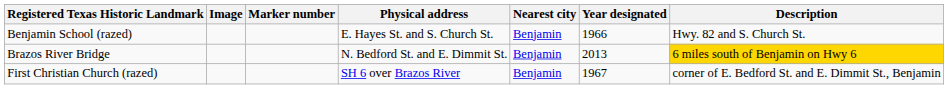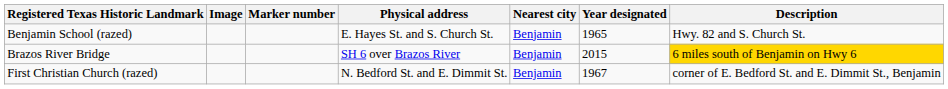(594, 34) 1966 -> (594, 34) 1965
(424, 53) N. Bedford St. and E. Dimmit St. -> (401, 53) SH 6 over Brazos River
(594, 53) 2013 -> (594, 53) 2015
(401, 73) SH 6 over Brazos River -> (424, 73) N. Bedford St. and E. Dimmit St.
